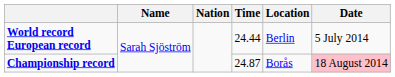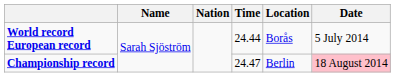(280, 38) Berlin -> (279, 38) Borås
(248, 63) 24.87 -> (248, 63) 24.47
(279, 63) Borås -> (280, 63) Berlin
